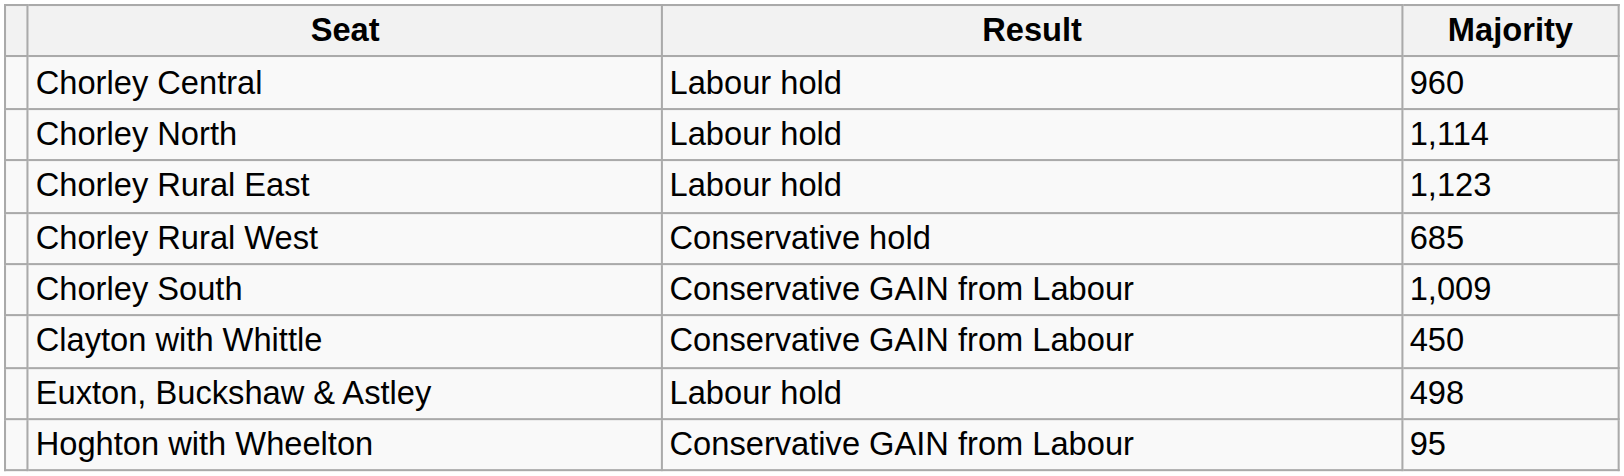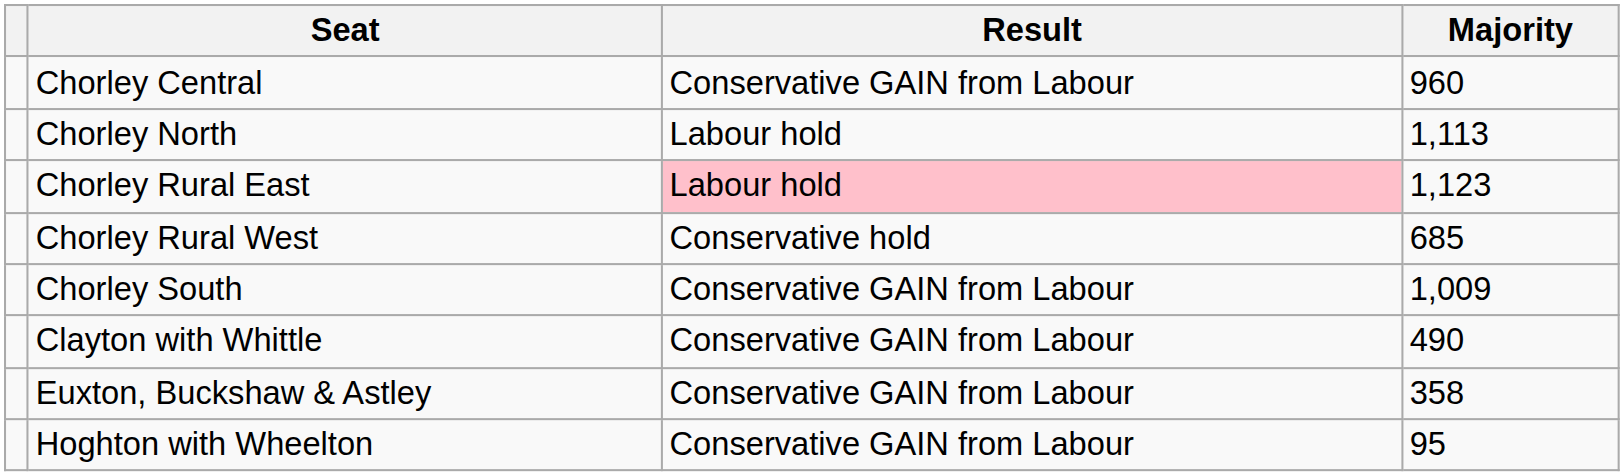(756, 82) Labour hold -> (902, 82) Conservative GAIN from Labour
(1449, 133) 1,114 -> (1449, 133) 1,113
(756, 185) no background -> (756, 185) pink background
(1437, 340) 450 -> (1437, 340) 490
(756, 392) Labour hold -> (902, 392) Conservative GAIN from Labour
(1437, 392) 498 -> (1437, 392) 358
